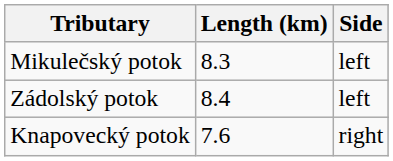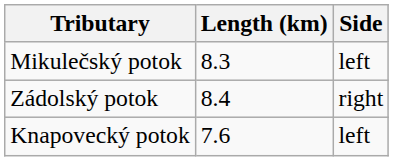(354, 98) left -> (361, 98) right
(361, 135) right -> (354, 135) left
